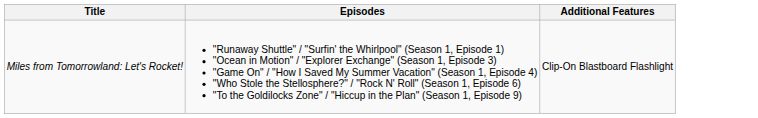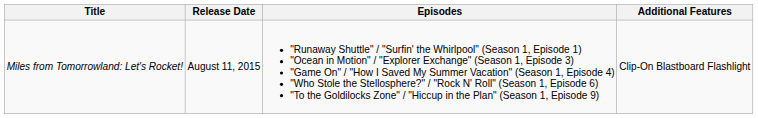+ column: (224, 12)
